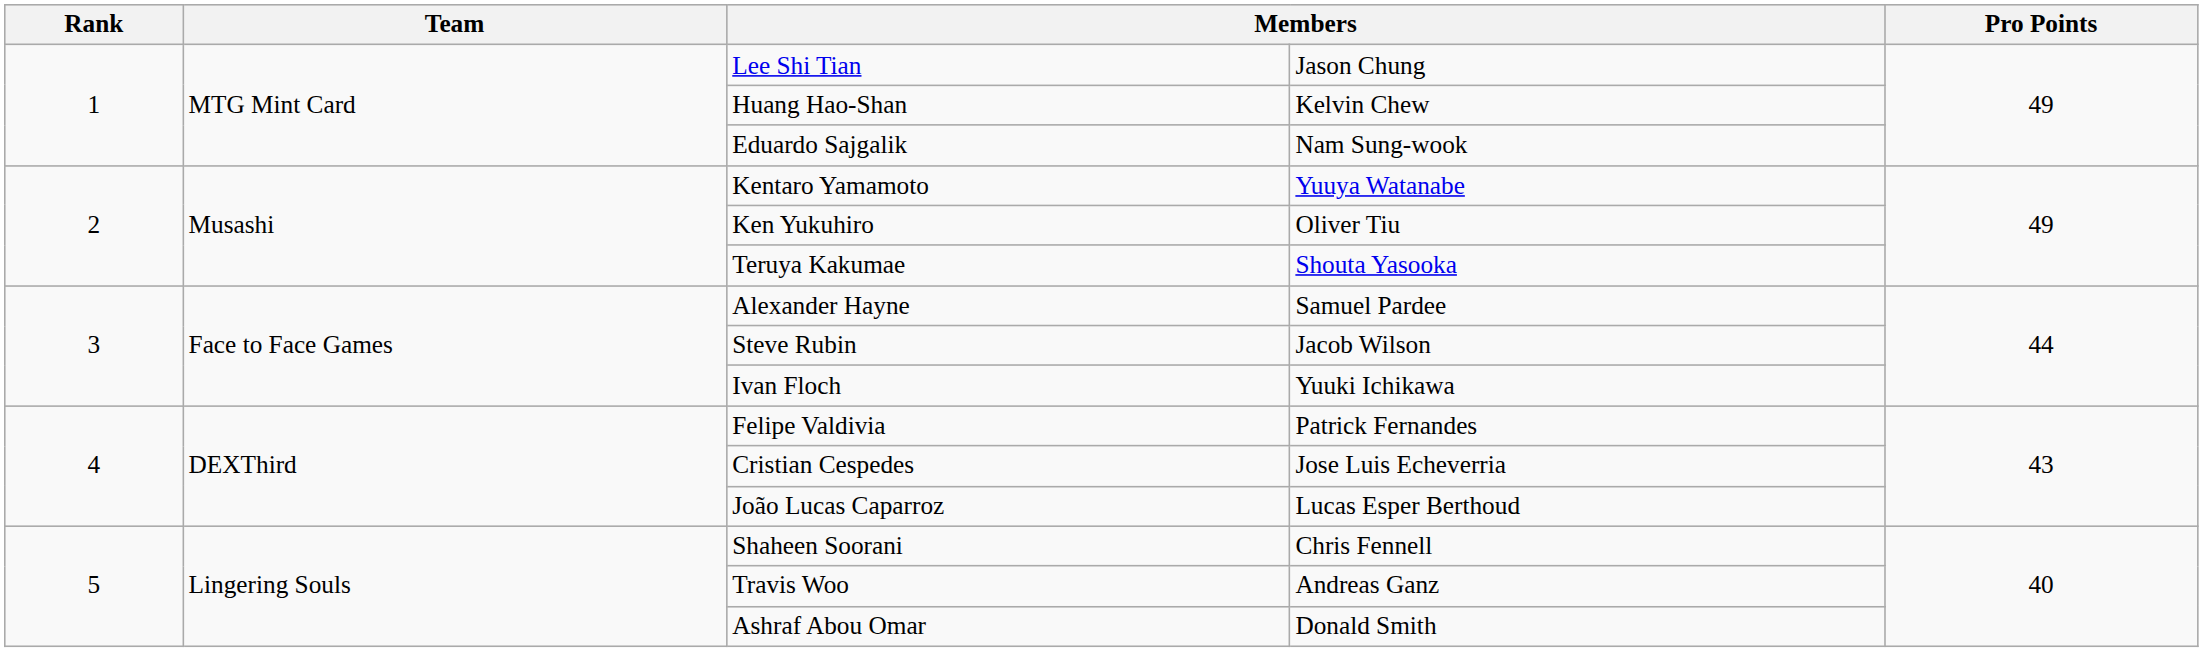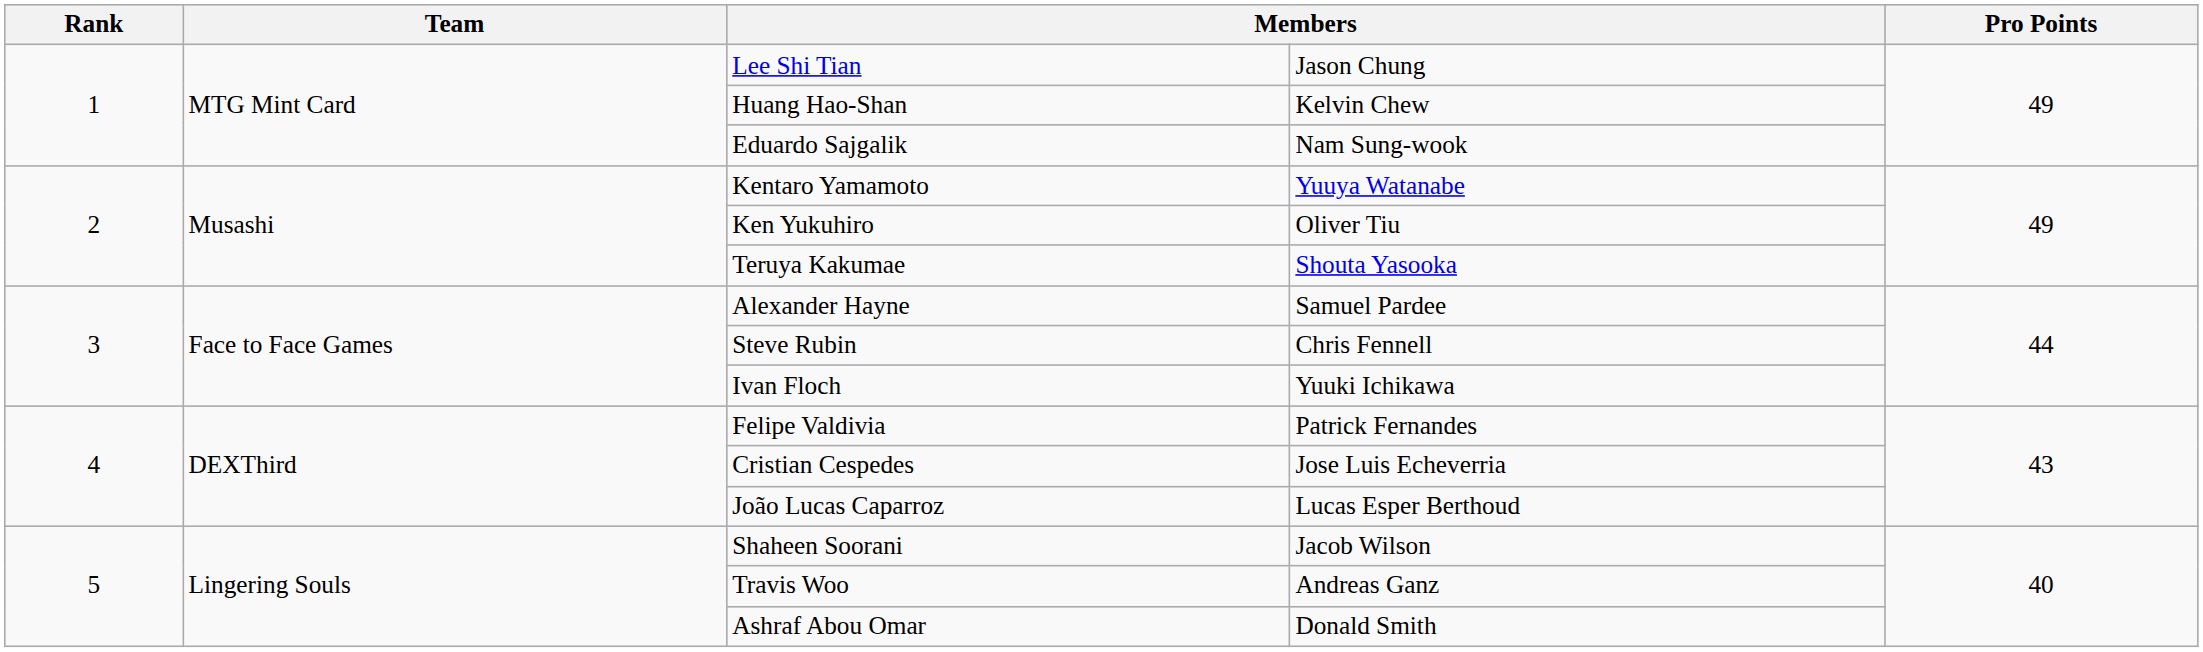(1363, 345) Jacob Wilson -> (1364, 345) Chris Fennell
(1364, 545) Chris Fennell -> (1363, 545) Jacob Wilson
